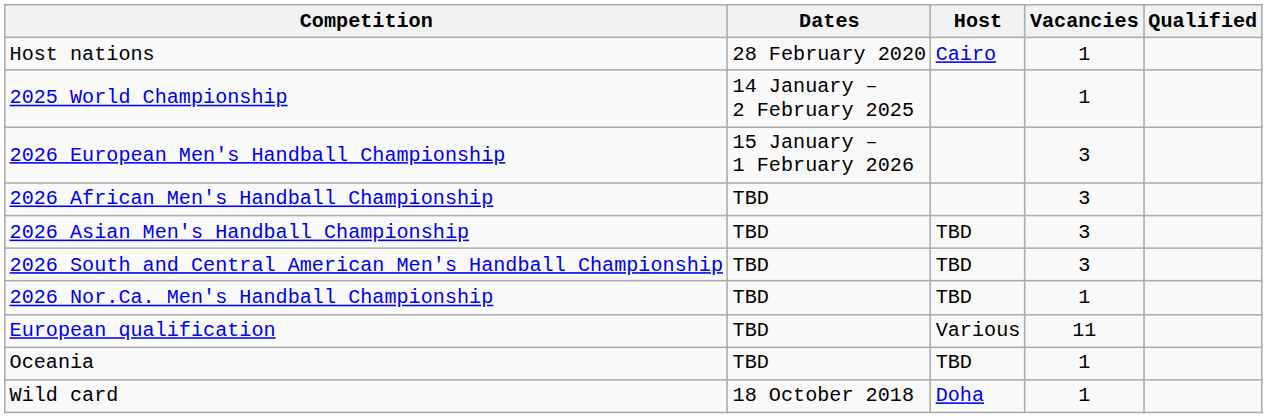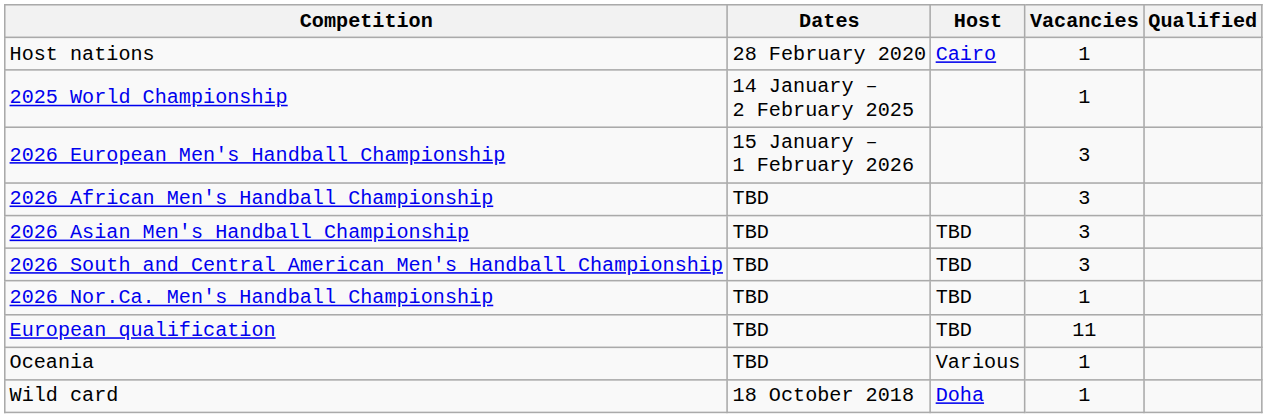(978, 330) Various -> (954, 330) TBD
(954, 363) TBD -> (978, 363) Various
